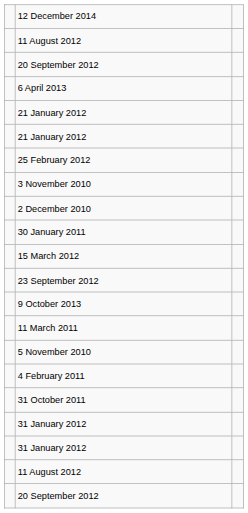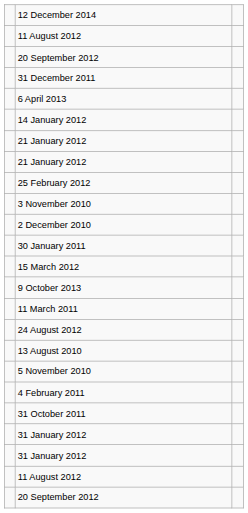+ row: (10, 78)
+ row: (10, 120)
- row: (10, 280)
+ row: (10, 330)
+ row: (10, 351)
